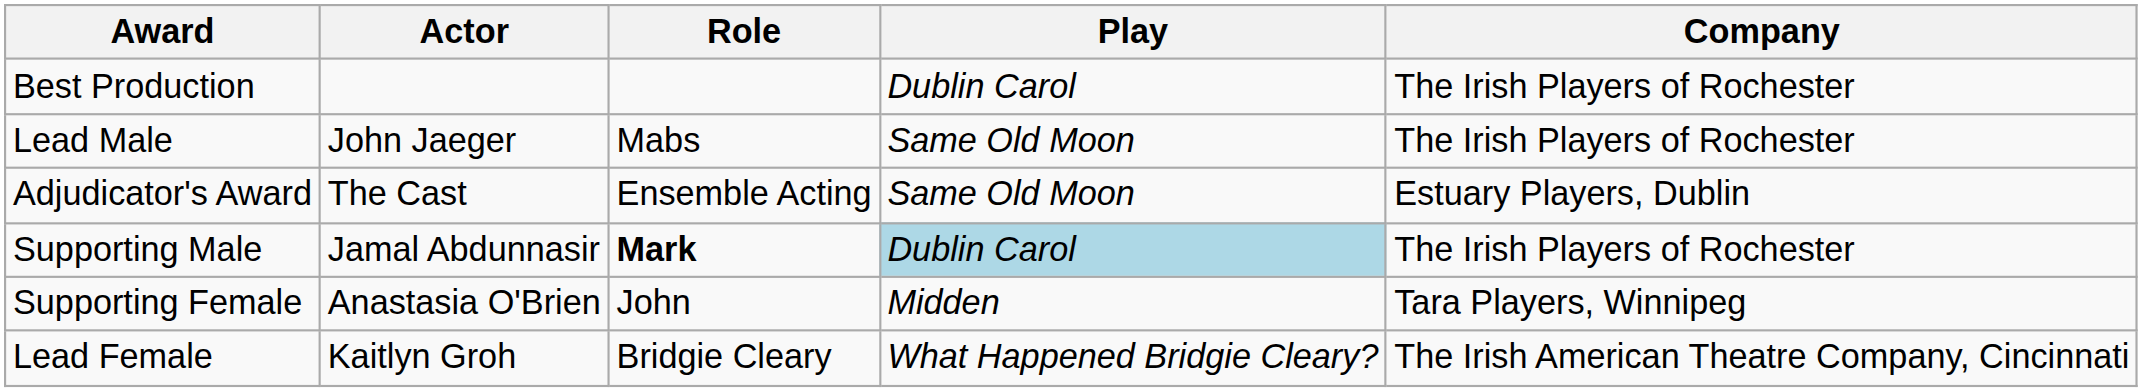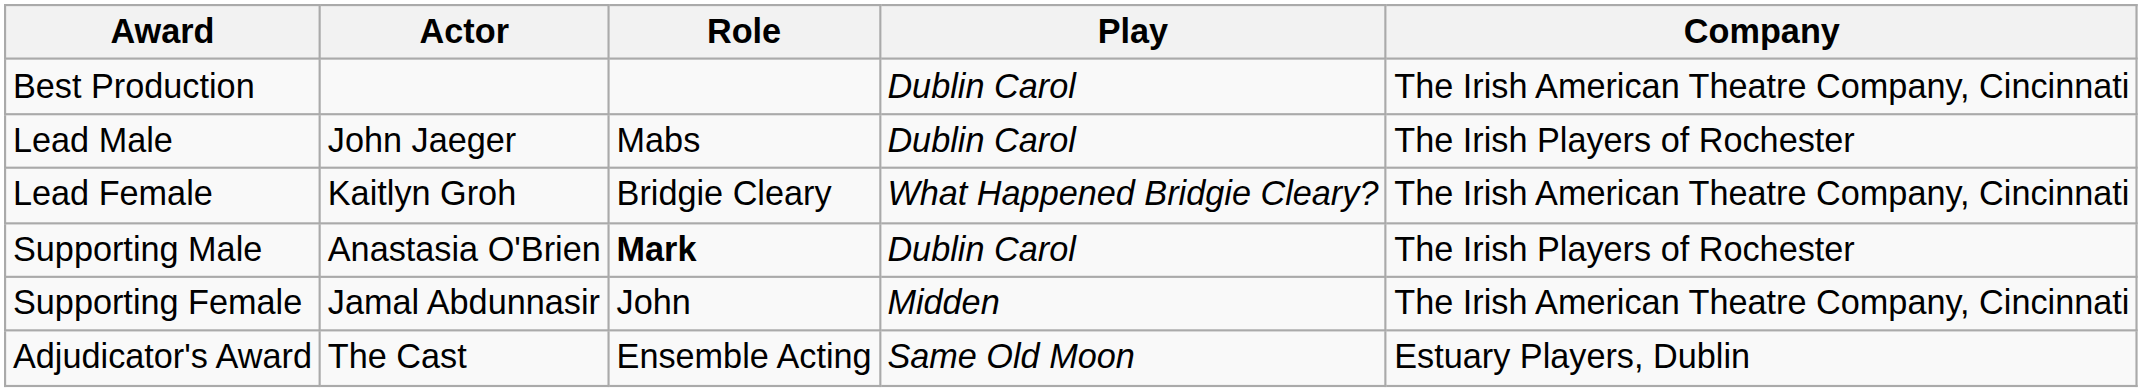(1624, 85) The Irish Players of Rochester -> (1762, 85) The Irish American Theatre Company, Cincinnati
(1011, 140) Same Old Moon -> (982, 140) Dublin Carol
rows swapped: (113, 357) <-> (162, 194)
(464, 248) Jamal Abdunnasir -> (464, 248) Anastasia O'Brien
(982, 248) lightblue background -> (982, 248) no background
(464, 303) Anastasia O'Brien -> (464, 303) Jamal Abdunnasir
(1570, 303) Tara Players, Winnipeg -> (1762, 303) The Irish American Theatre Company, Cincinnati
